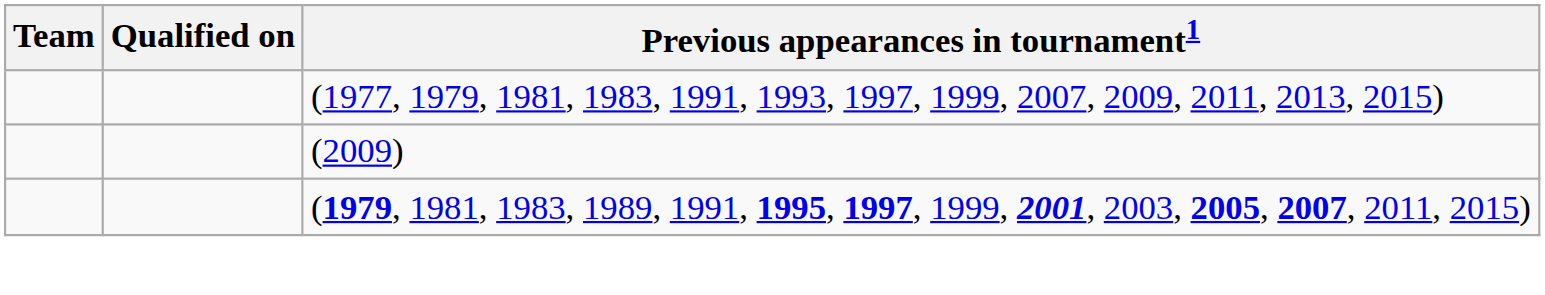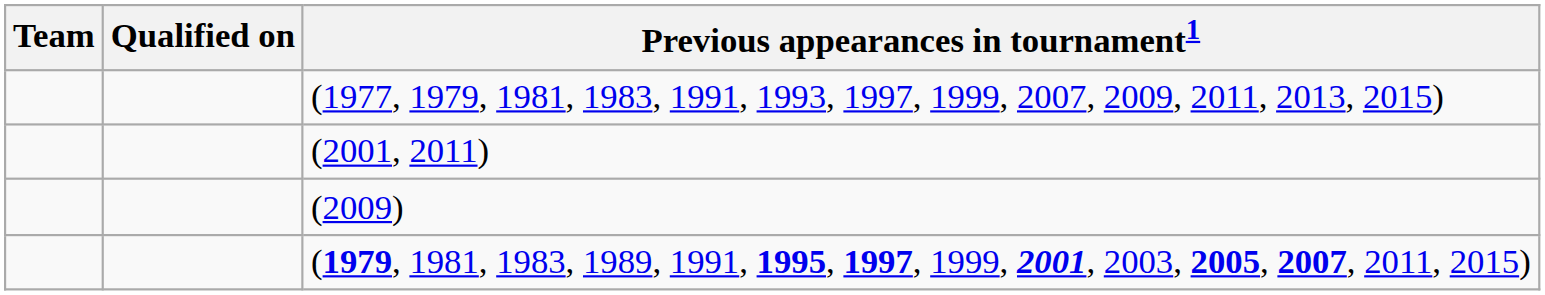+ row: (400, 151)
